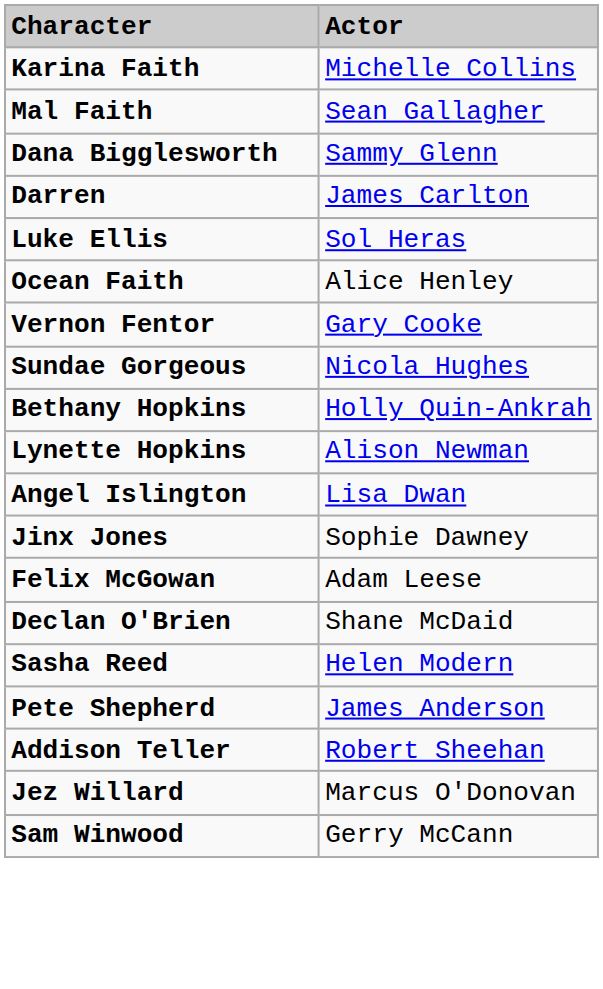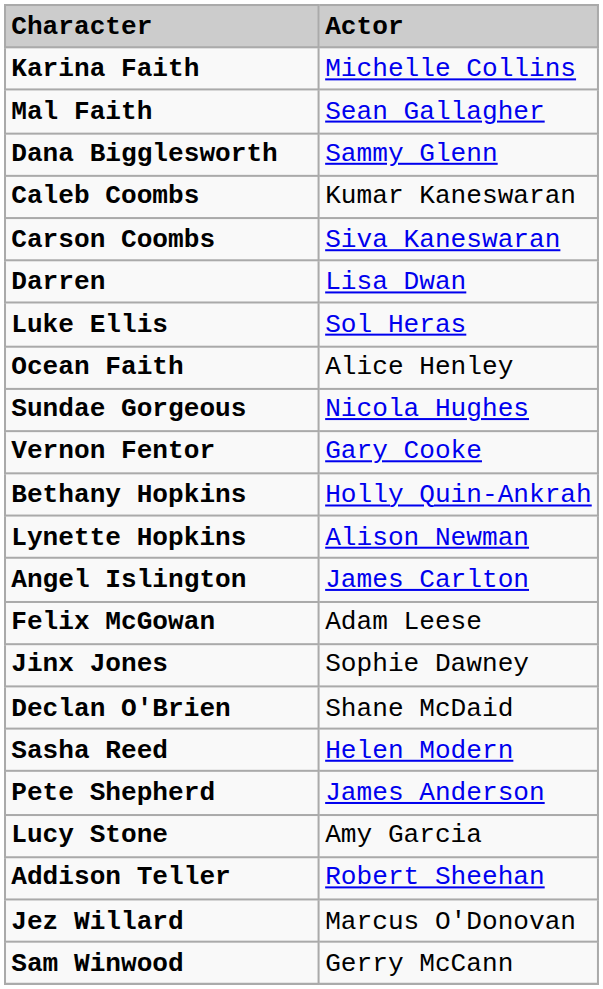+ row: (105, 197)
+ row: (113, 239)
(427, 197) James Carlton -> (396, 282) Lisa Dwan
rows swapped: (113, 324) <-> (129, 367)
(396, 495) Lisa Dwan -> (427, 580) James Carlton
rows swapped: (90, 537) <-> (113, 580)
+ row: (90, 835)
